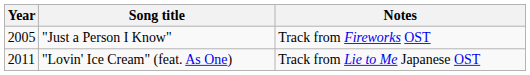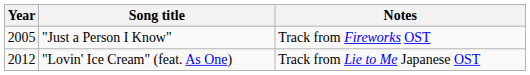(21, 59) 2011 -> (22, 59) 2012
